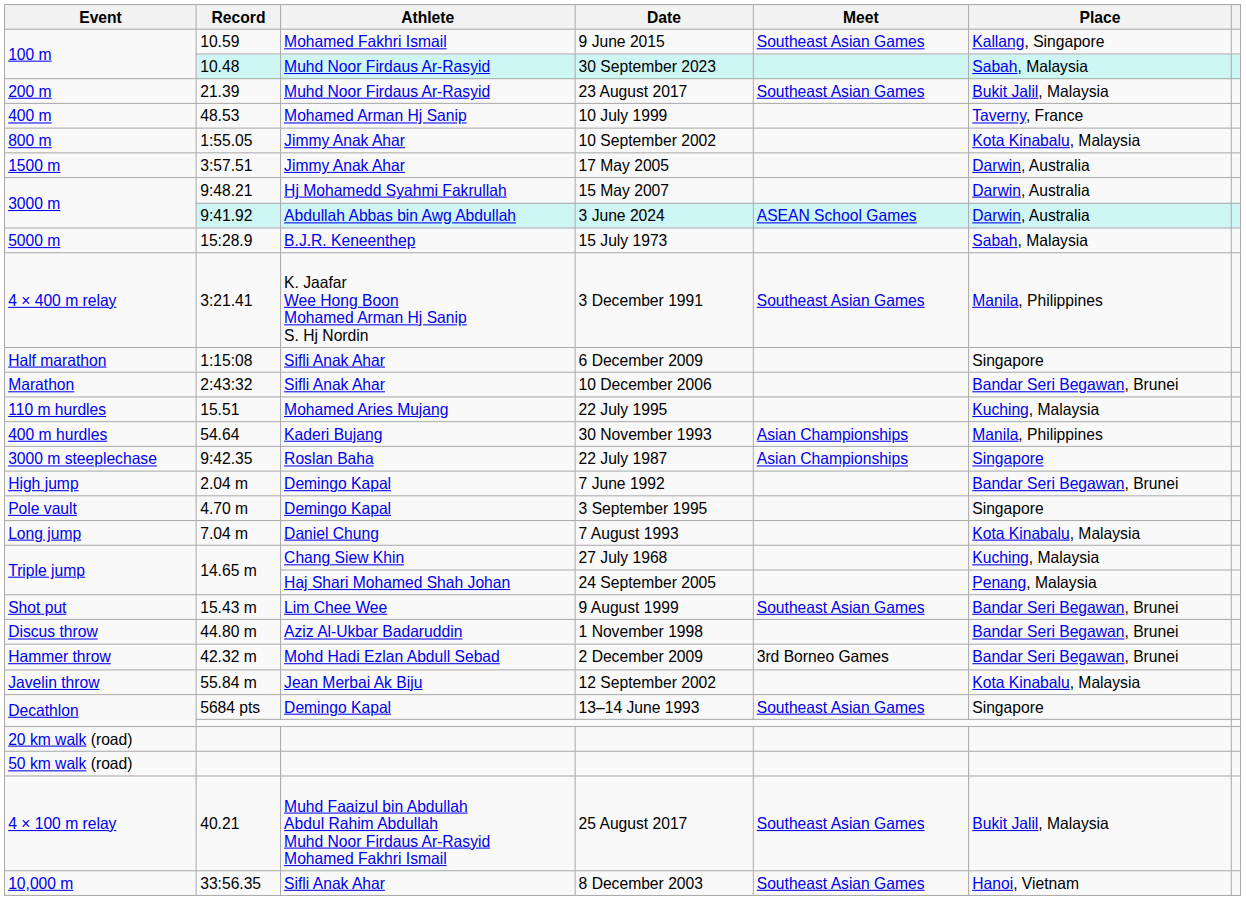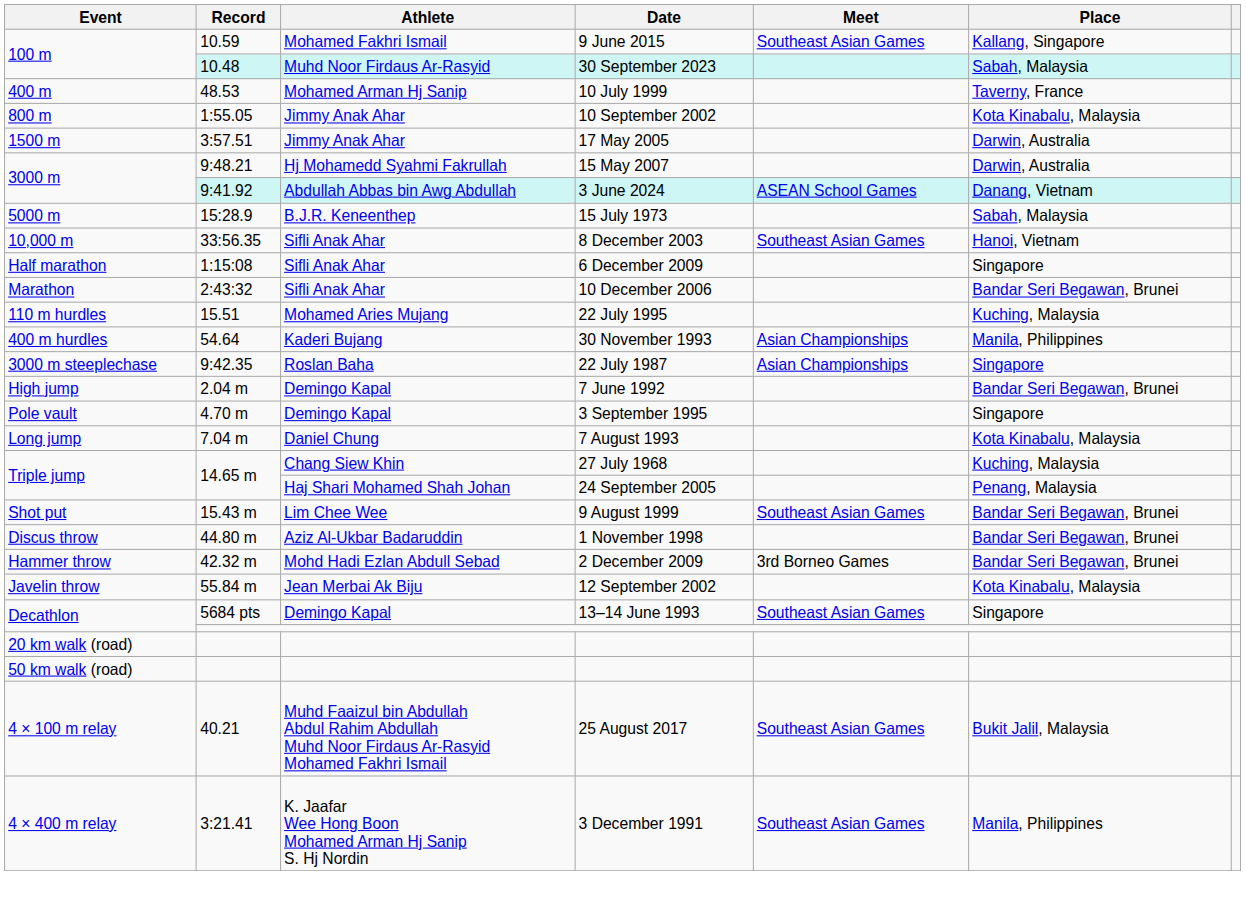- row: (30, 91)
(1031, 215) Darwin, Australia -> (1033, 191) Danang, Vietnam
rows swapped: (41, 883) <-> (62, 300)
